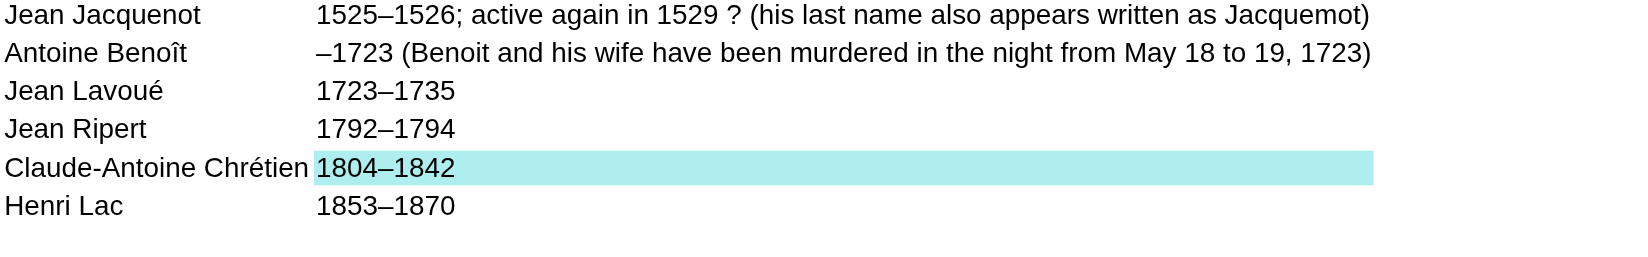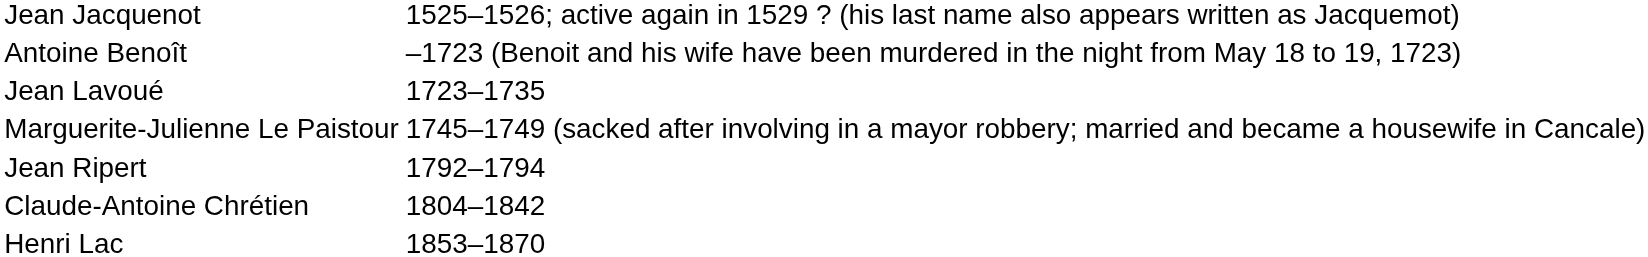+ row: (202, 129)
(386, 167) paleturquoise background -> (475, 205) no background
